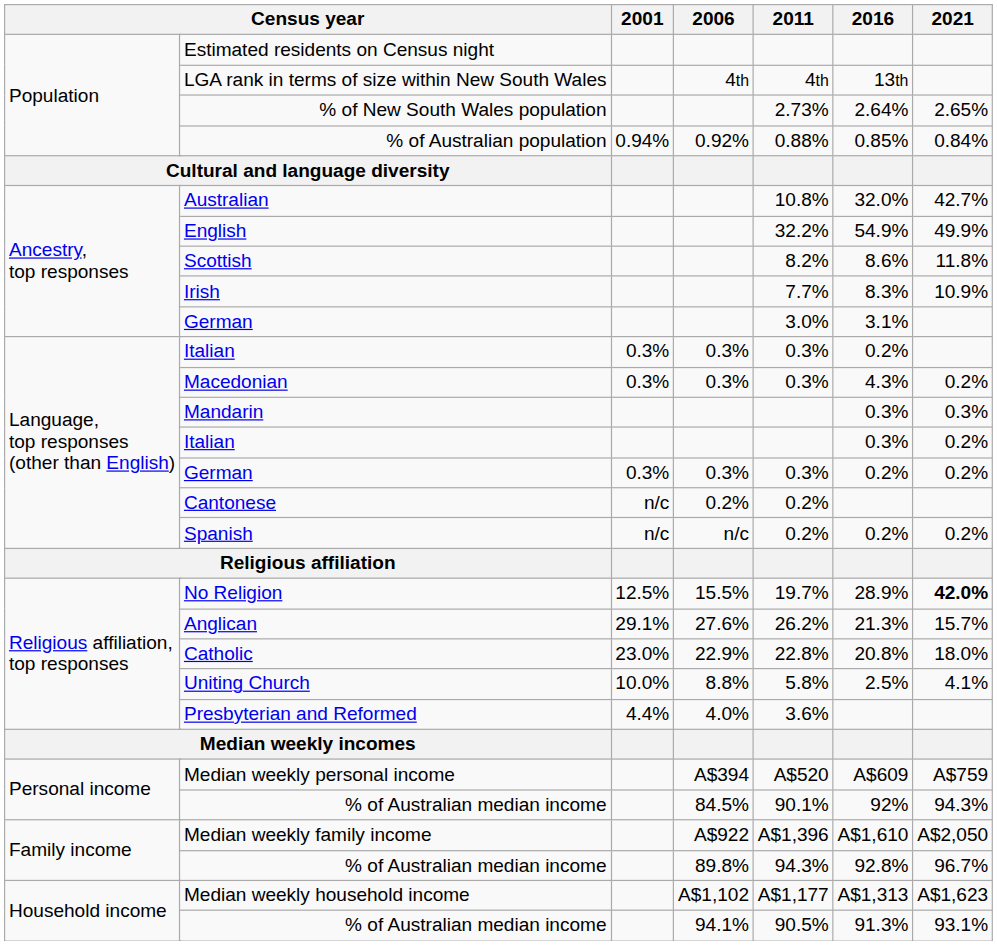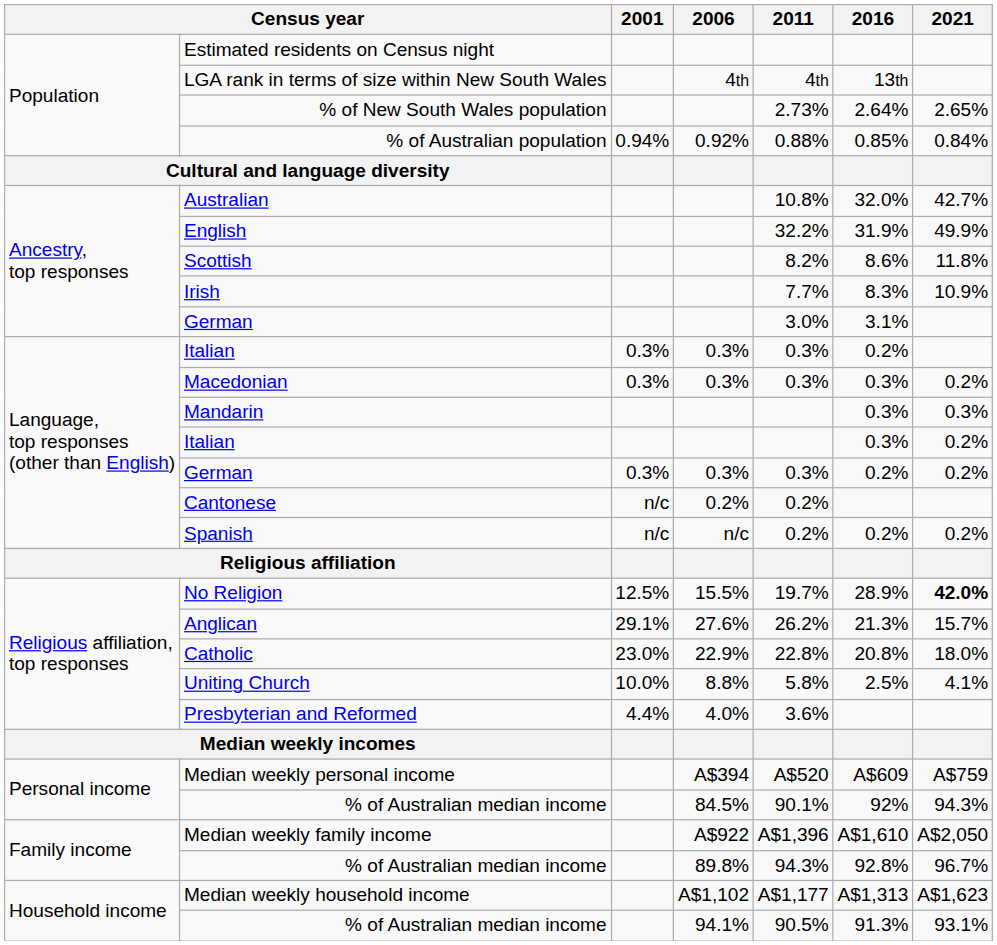(879, 230) 54.9% -> (879, 230) 31.9%
(884, 381) 4.3% -> (884, 381) 0.3%
